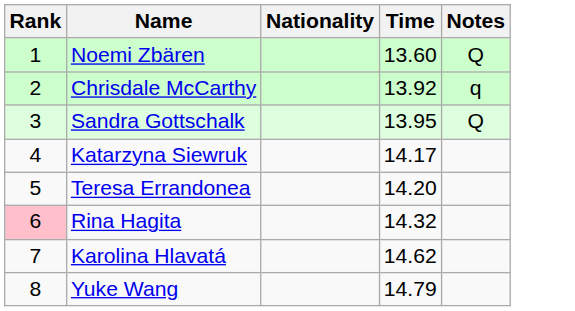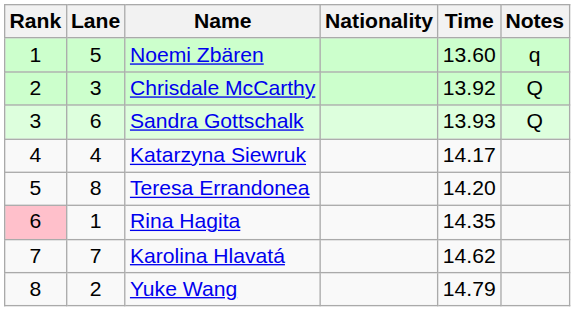+ column: (96, 21)
(476, 54) Q -> (535, 54) q
(476, 88) q -> (535, 88) Q
(410, 121) 13.95 -> (469, 121) 13.93
(410, 222) 14.32 -> (469, 222) 14.35
